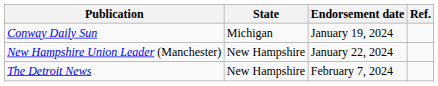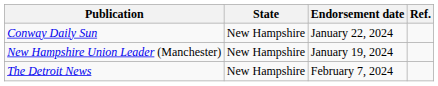(250, 33) Michigan -> (266, 33) New Hampshire
(352, 33) January 19, 2024 -> (352, 33) January 22, 2024
(352, 52) January 22, 2024 -> (352, 52) January 19, 2024
